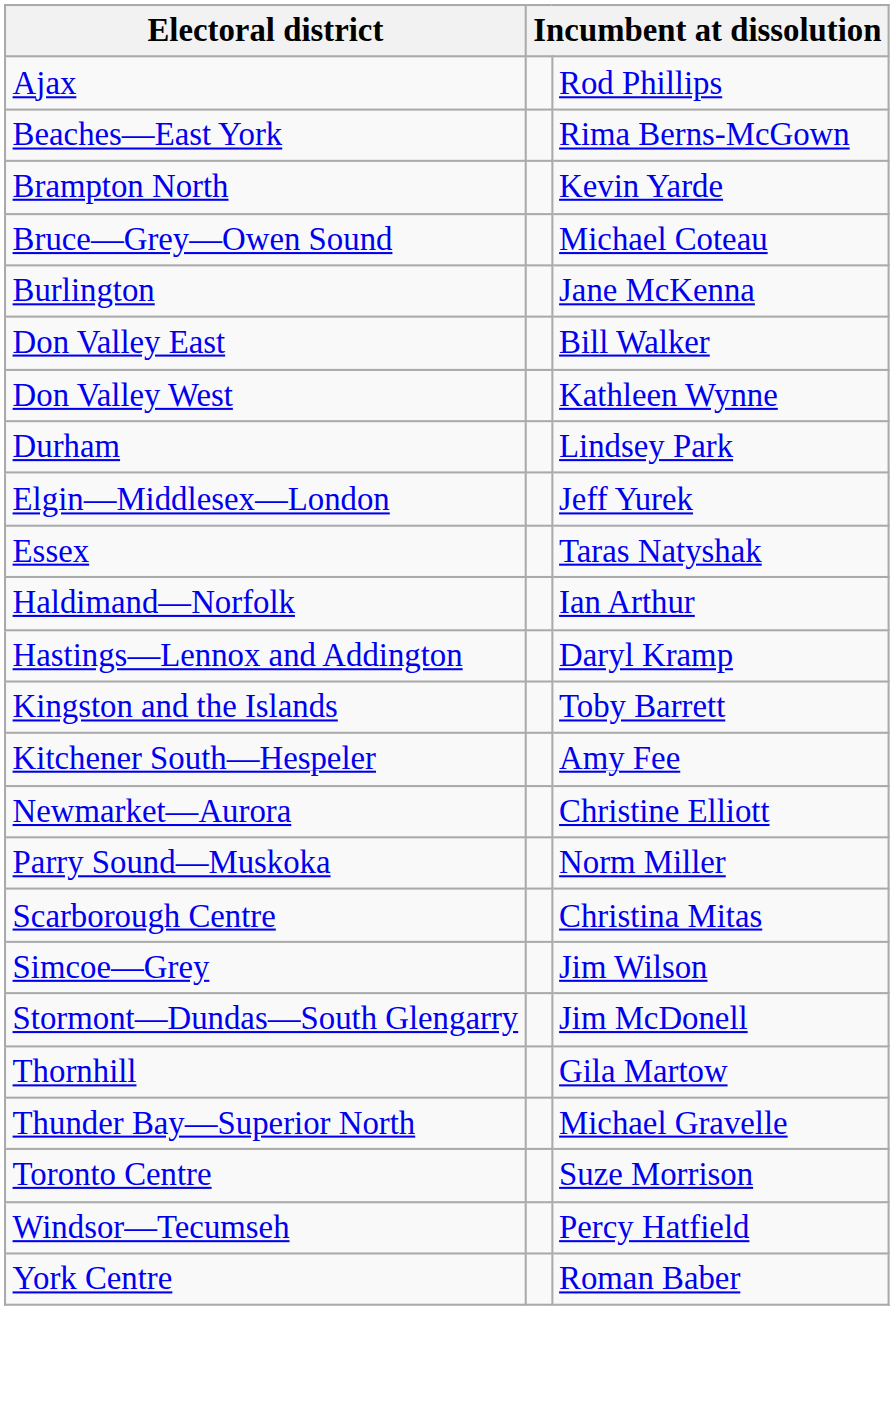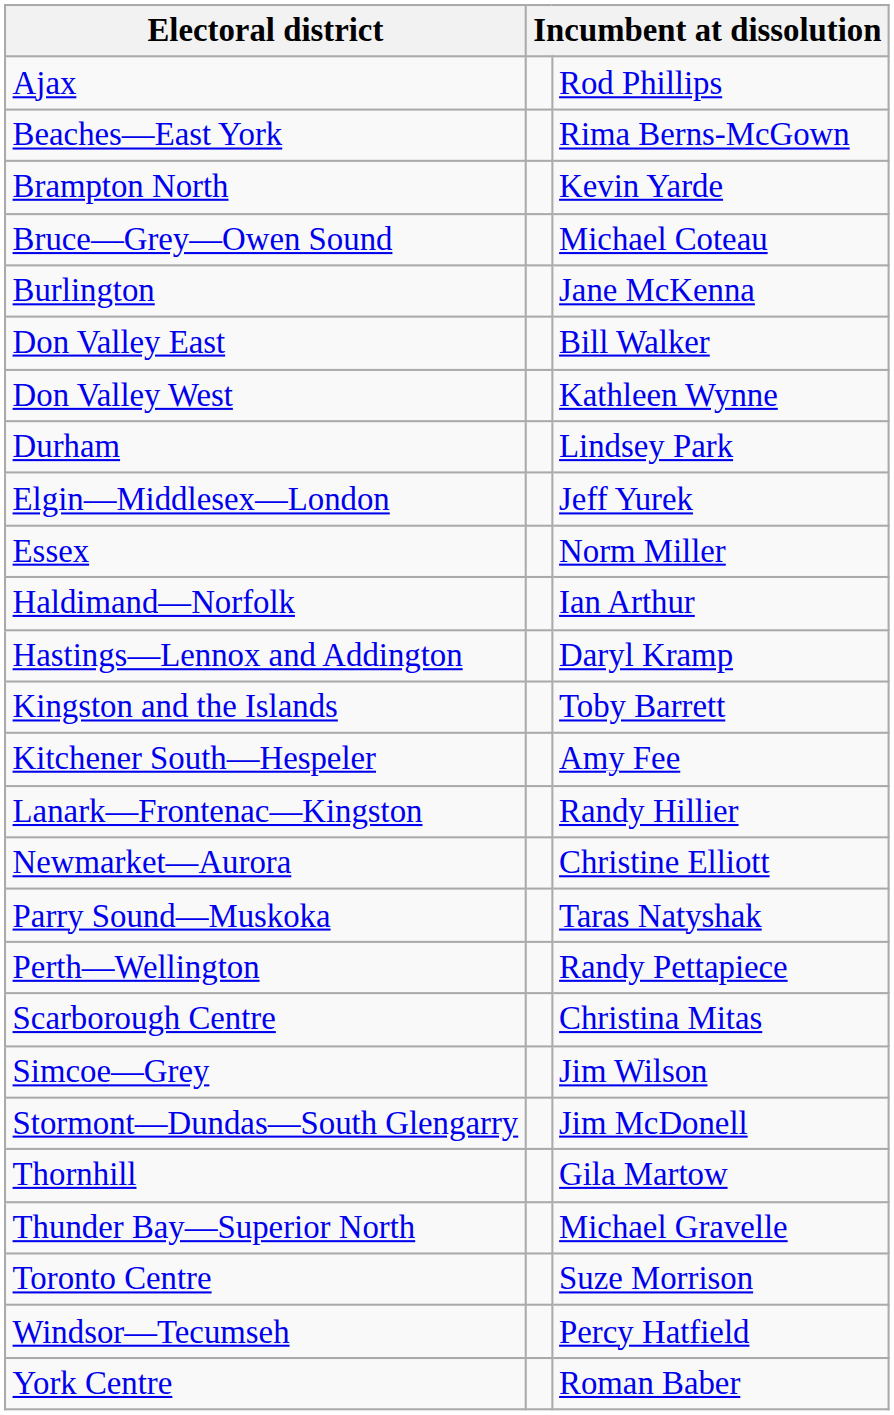(660, 550) Taras Natyshak -> (642, 550) Norm Miller
+ row: (218, 810)
(642, 862) Norm Miller -> (660, 914) Taras Natyshak
+ row: (136, 966)
